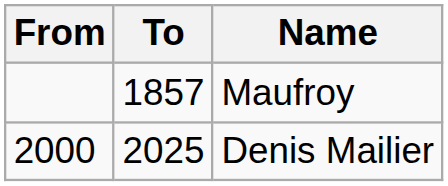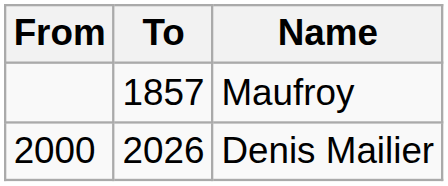(164, 150) 2025 -> (164, 150) 2026
